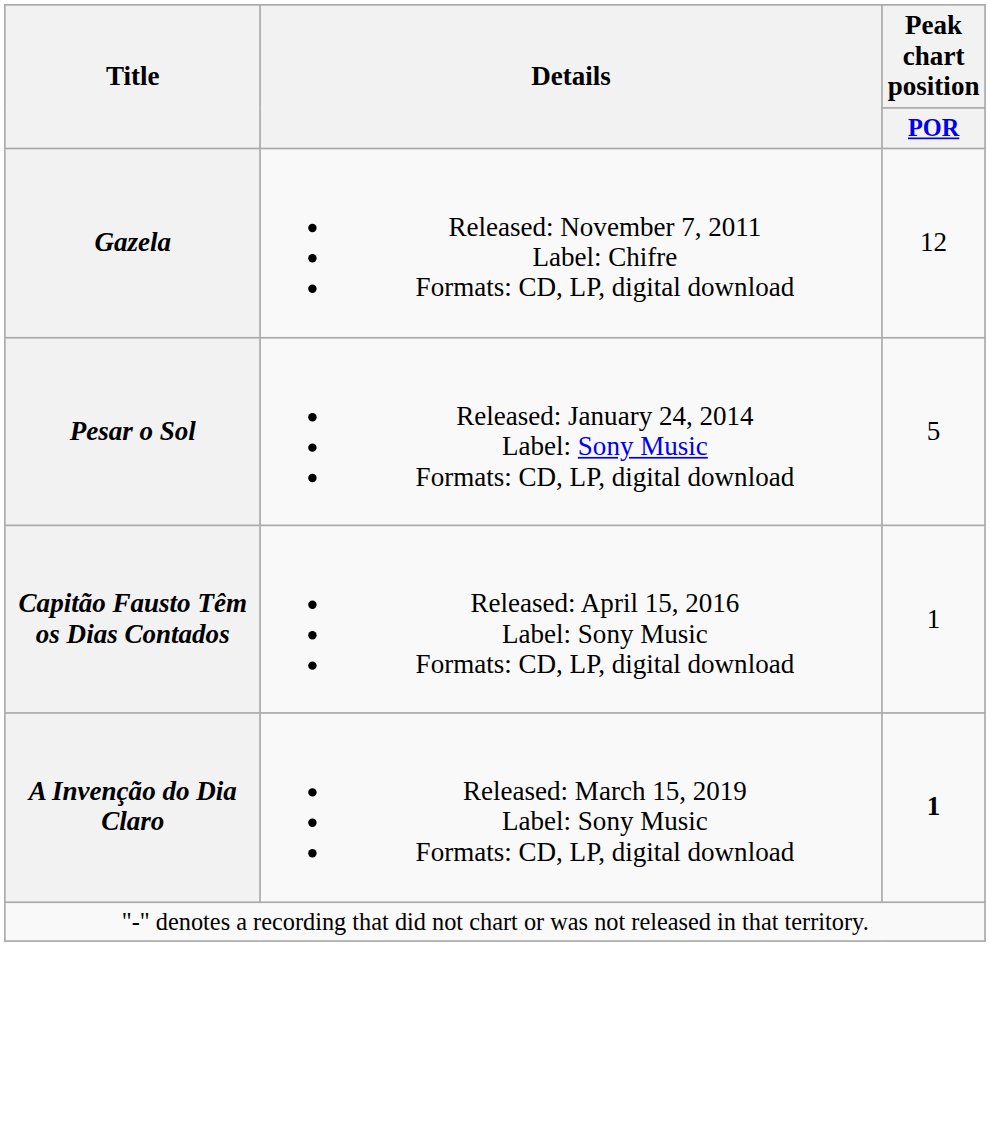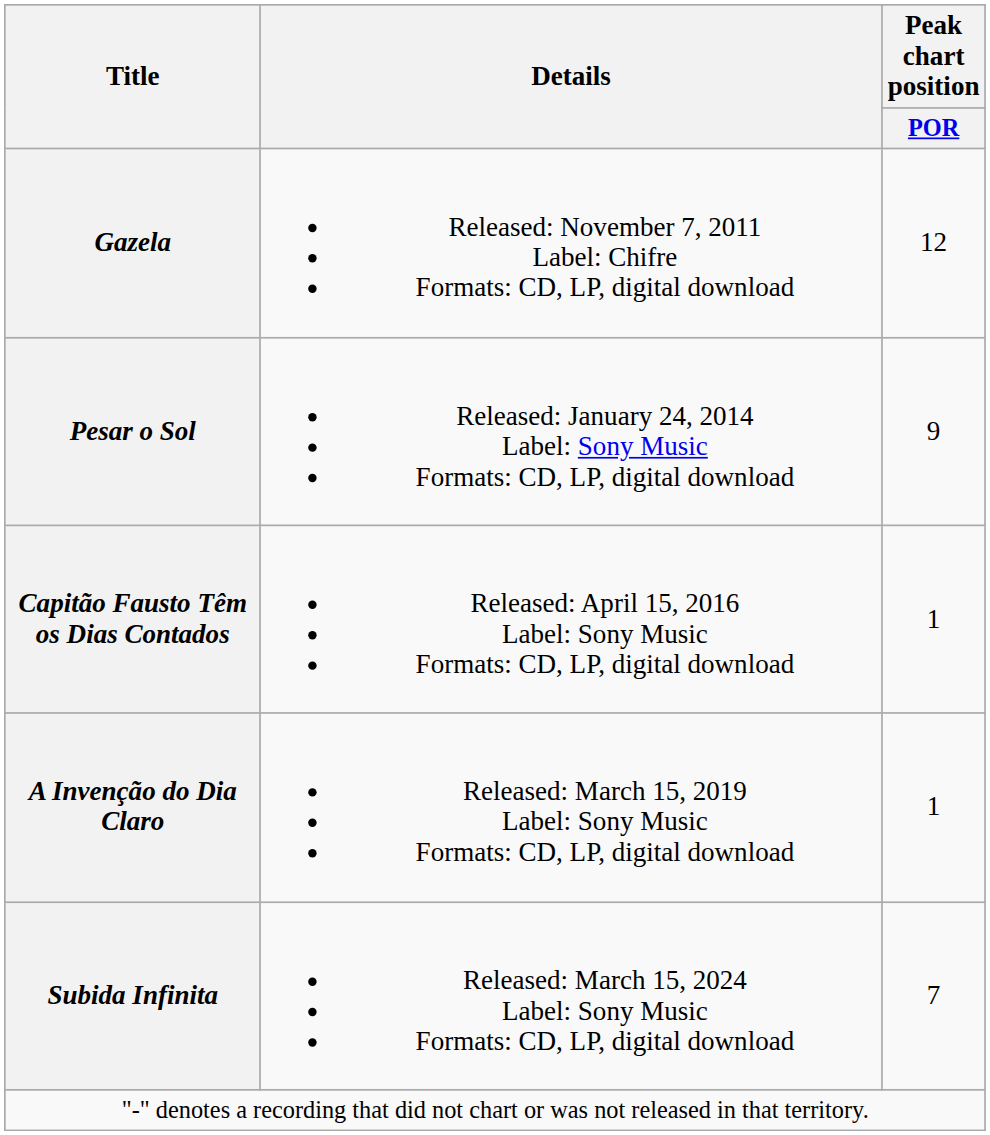(934, 430) 5 -> (934, 430) 9
(934, 807) bold -> (934, 807) normal
+ row: (133, 995)
